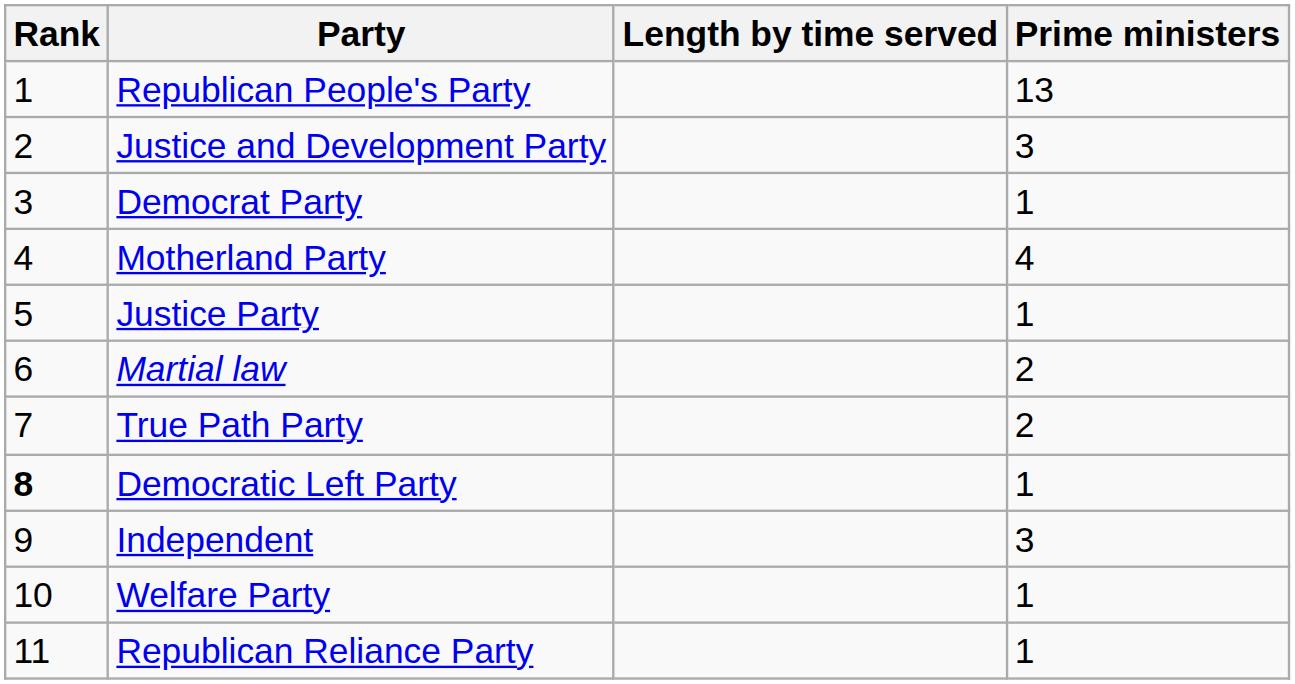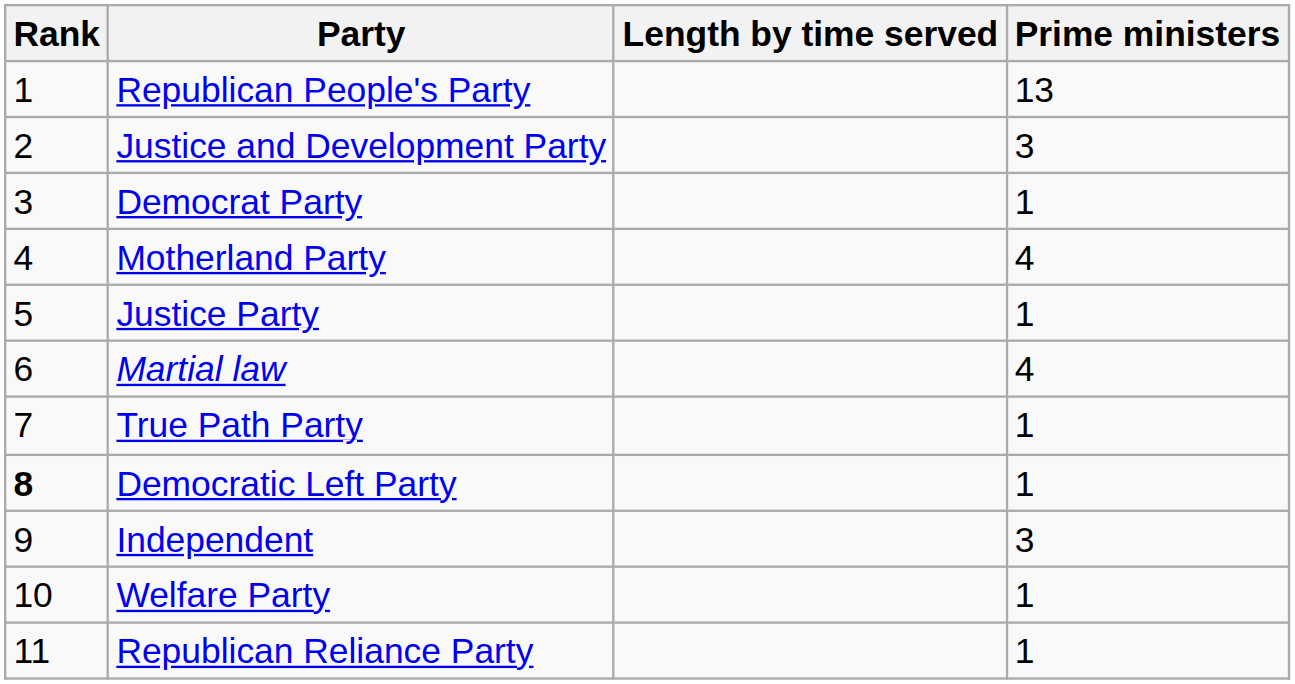(1025, 370) 2 -> (1025, 370) 4
(1025, 426) 2 -> (1025, 426) 1
